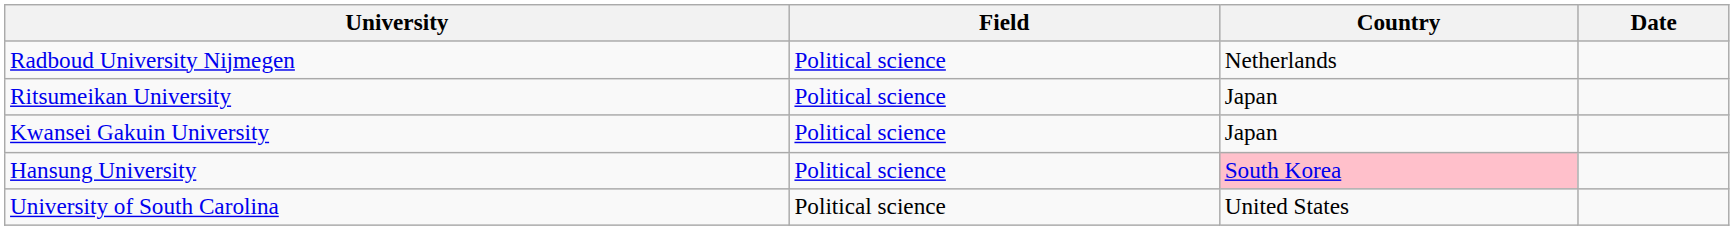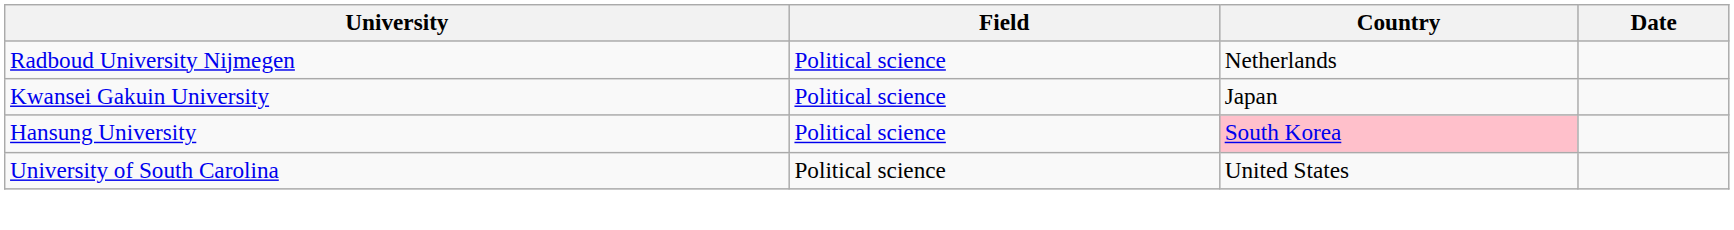- row: (121, 96)
